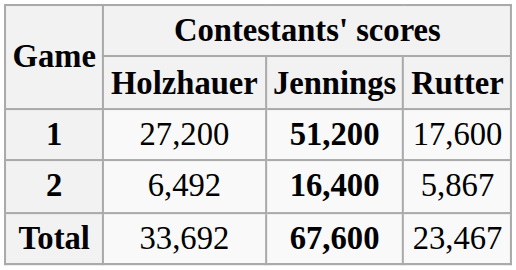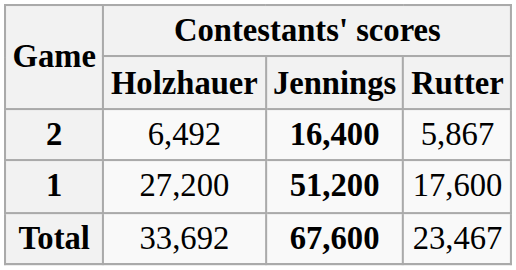rows swapped: (54, 133) <-> (54, 185)
